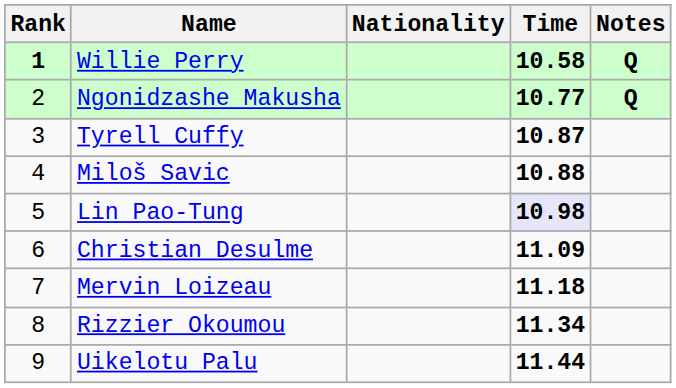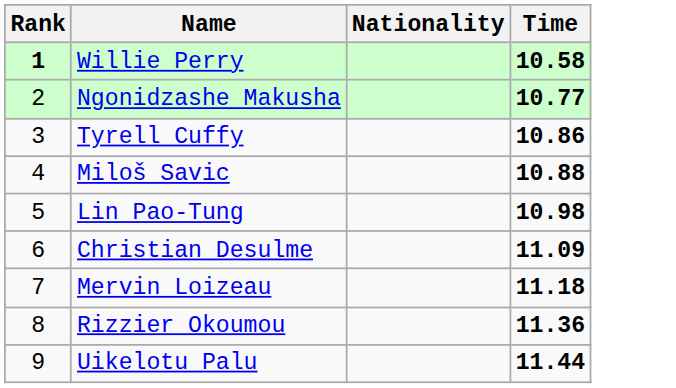- column: (631, 24)
(550, 137) 10.87 -> (550, 137) 10.86
(550, 212) lavender background -> (550, 212) no background
(550, 325) 11.34 -> (550, 325) 11.36
